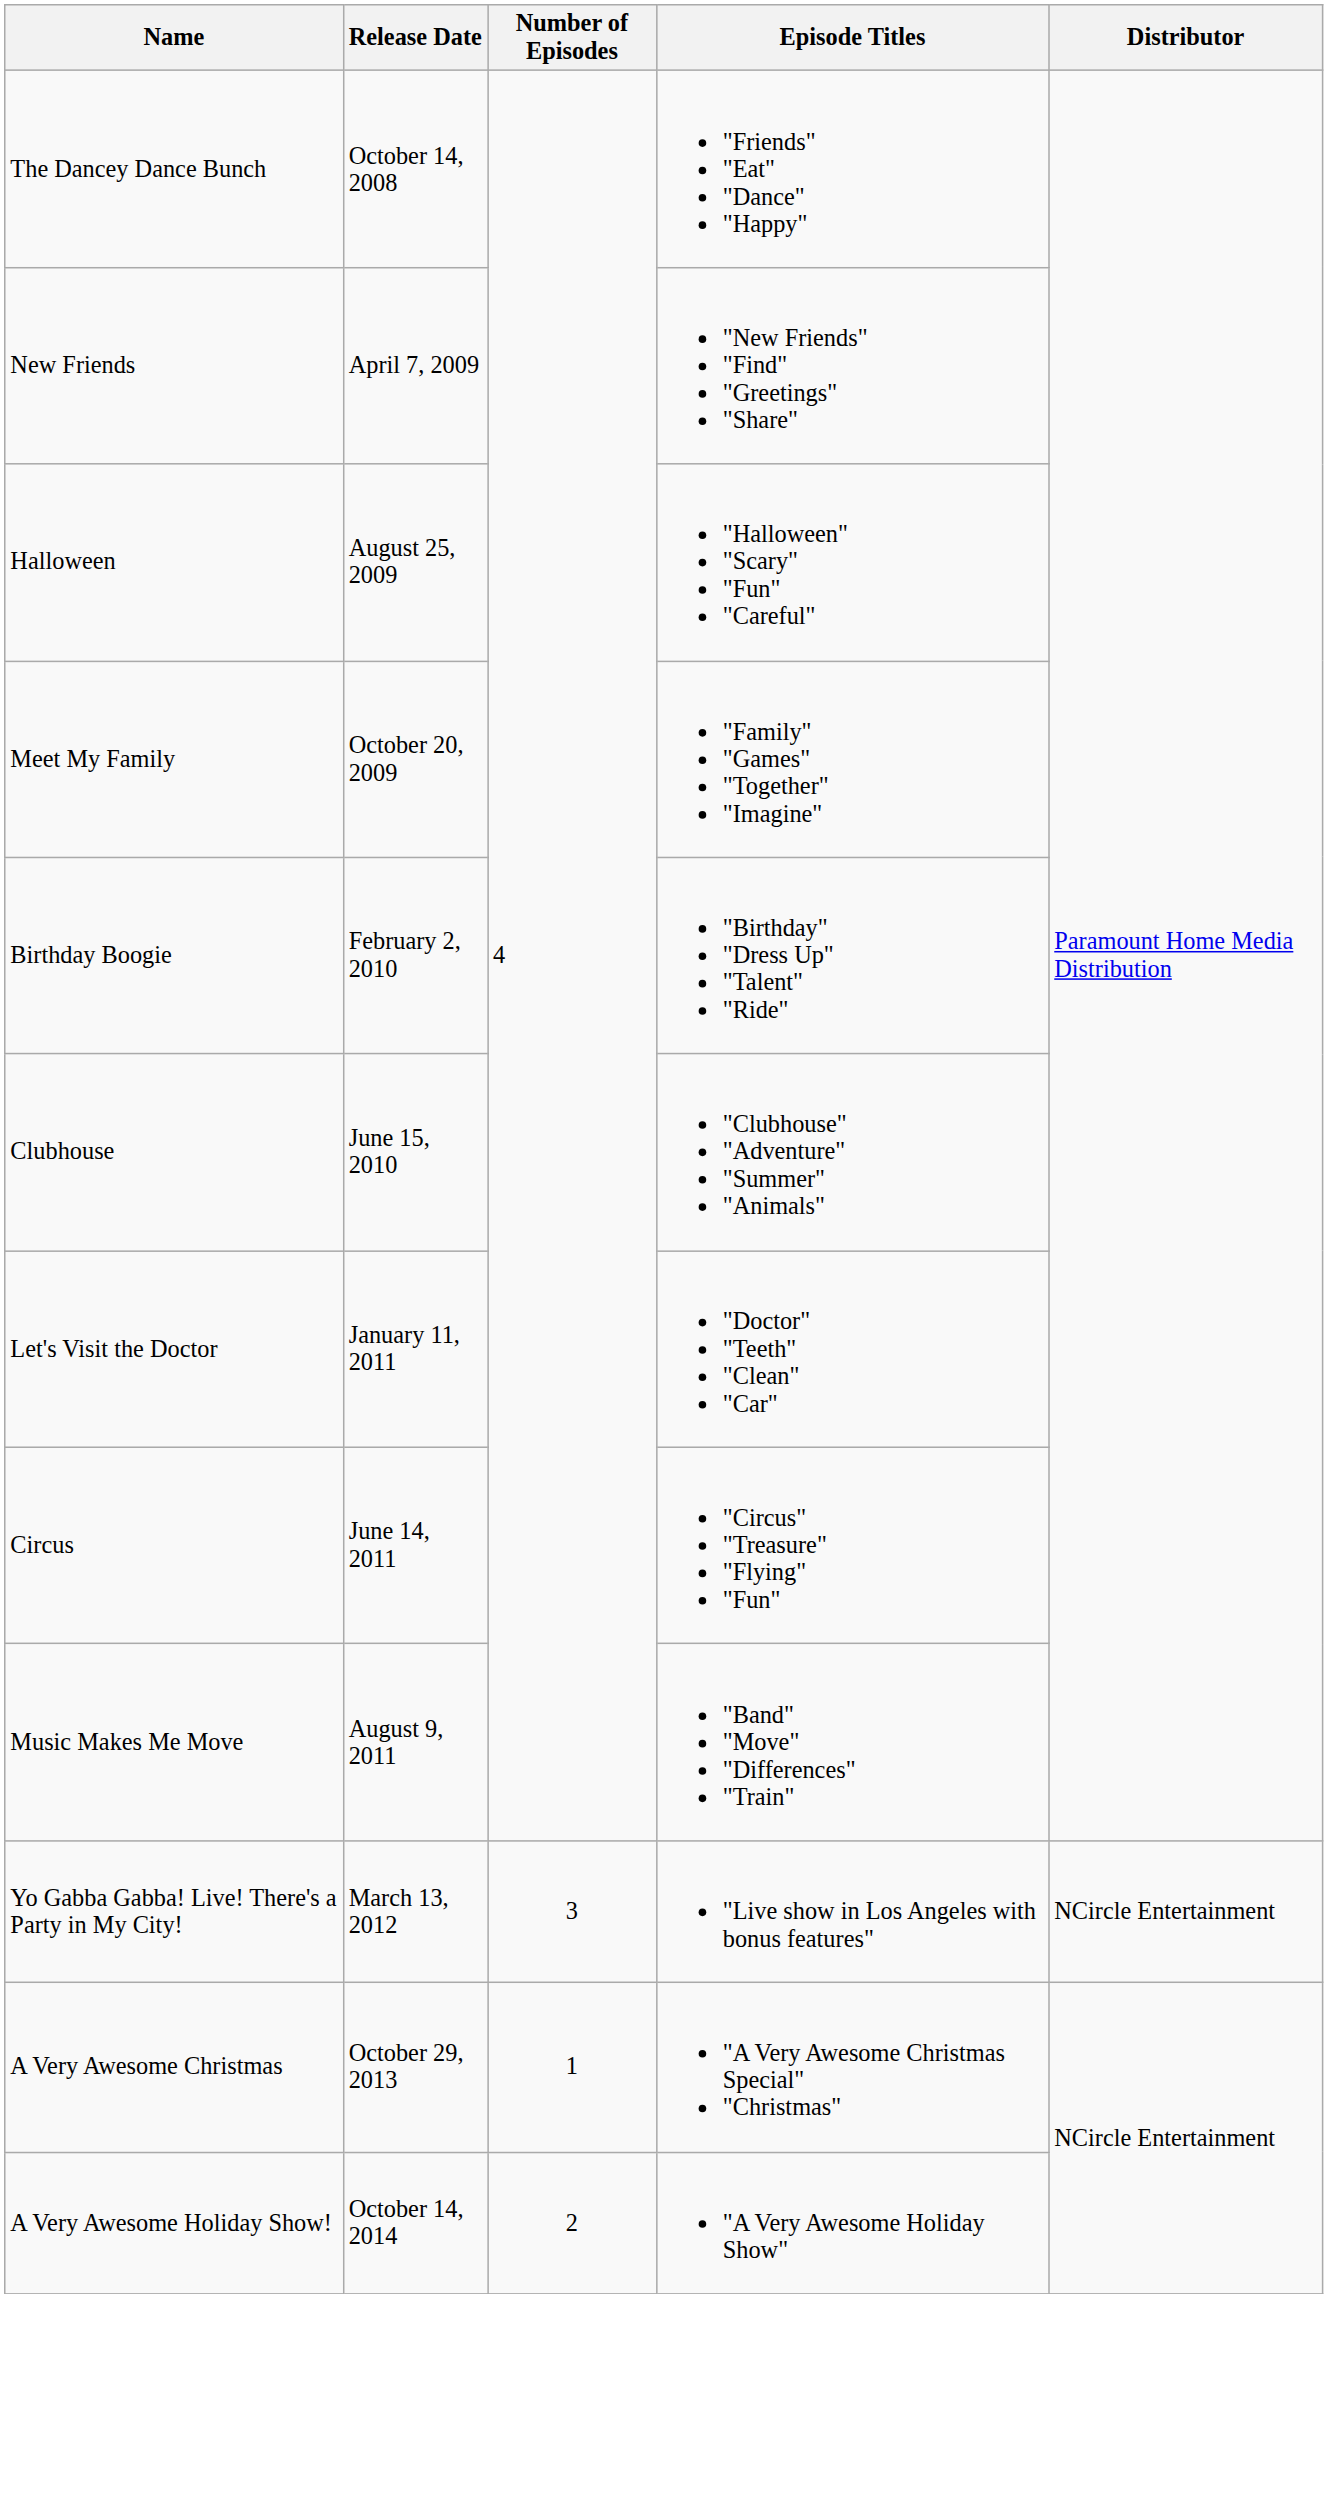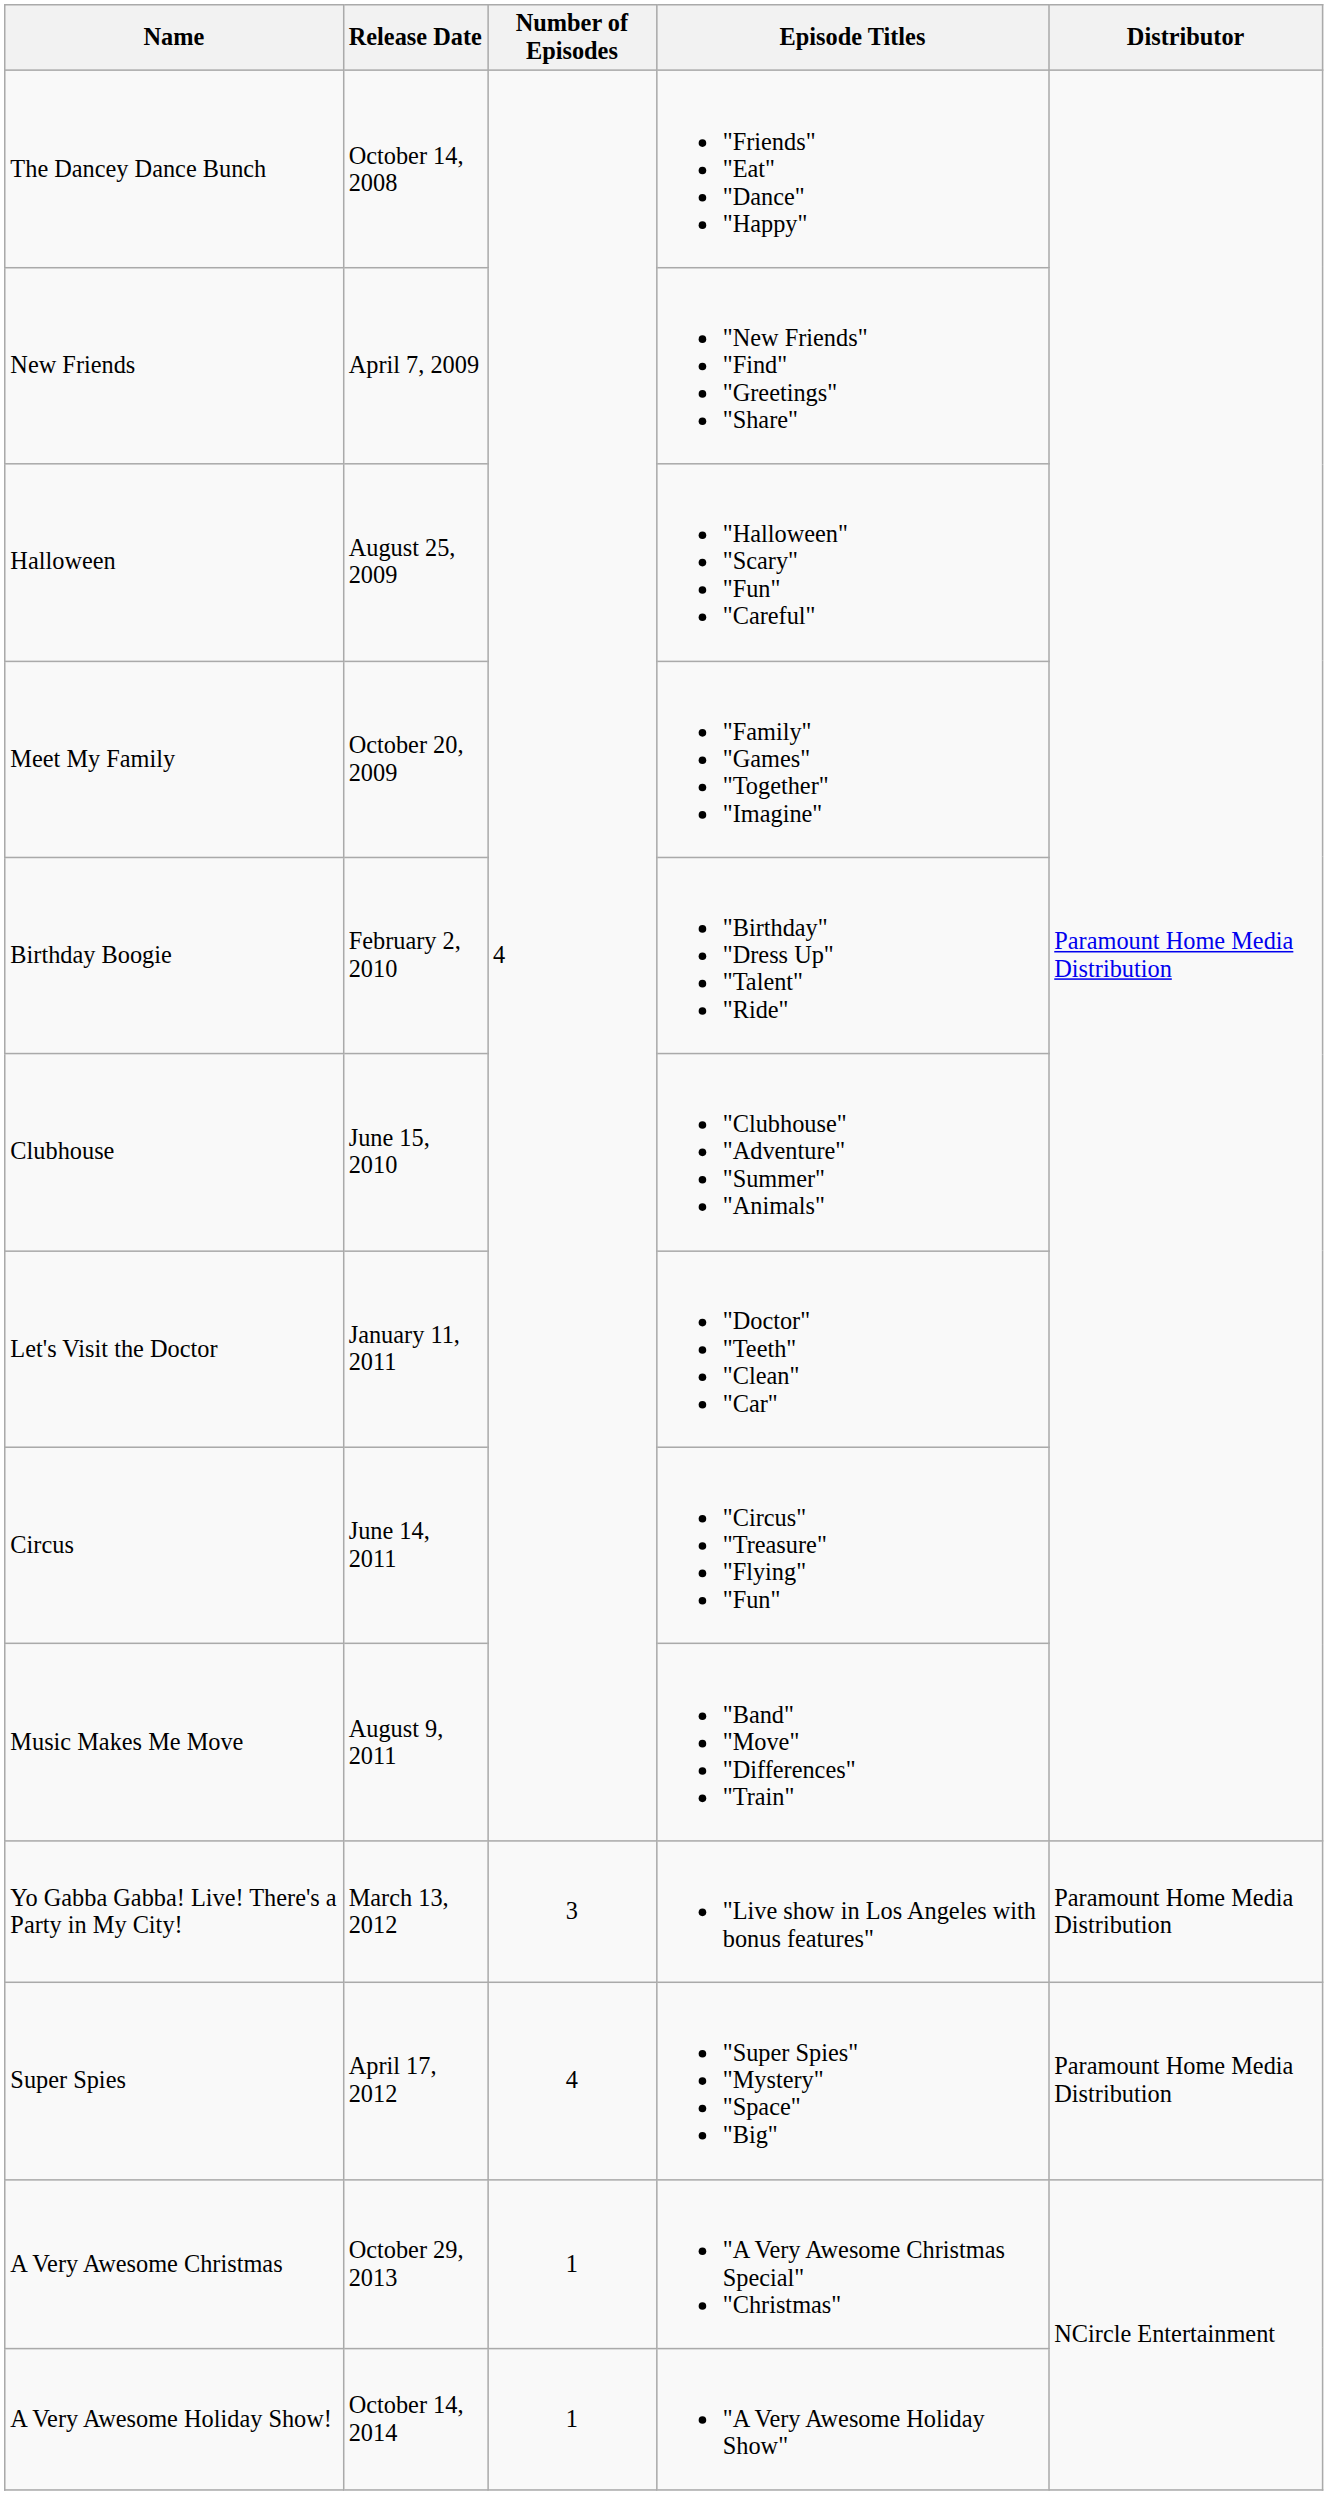(1165, 1911) NCircle Entertainment -> (1174, 1911) Paramount Home Media Distribution
+ row: (68, 2080)
(572, 2222) 2 -> (572, 2419) 1
